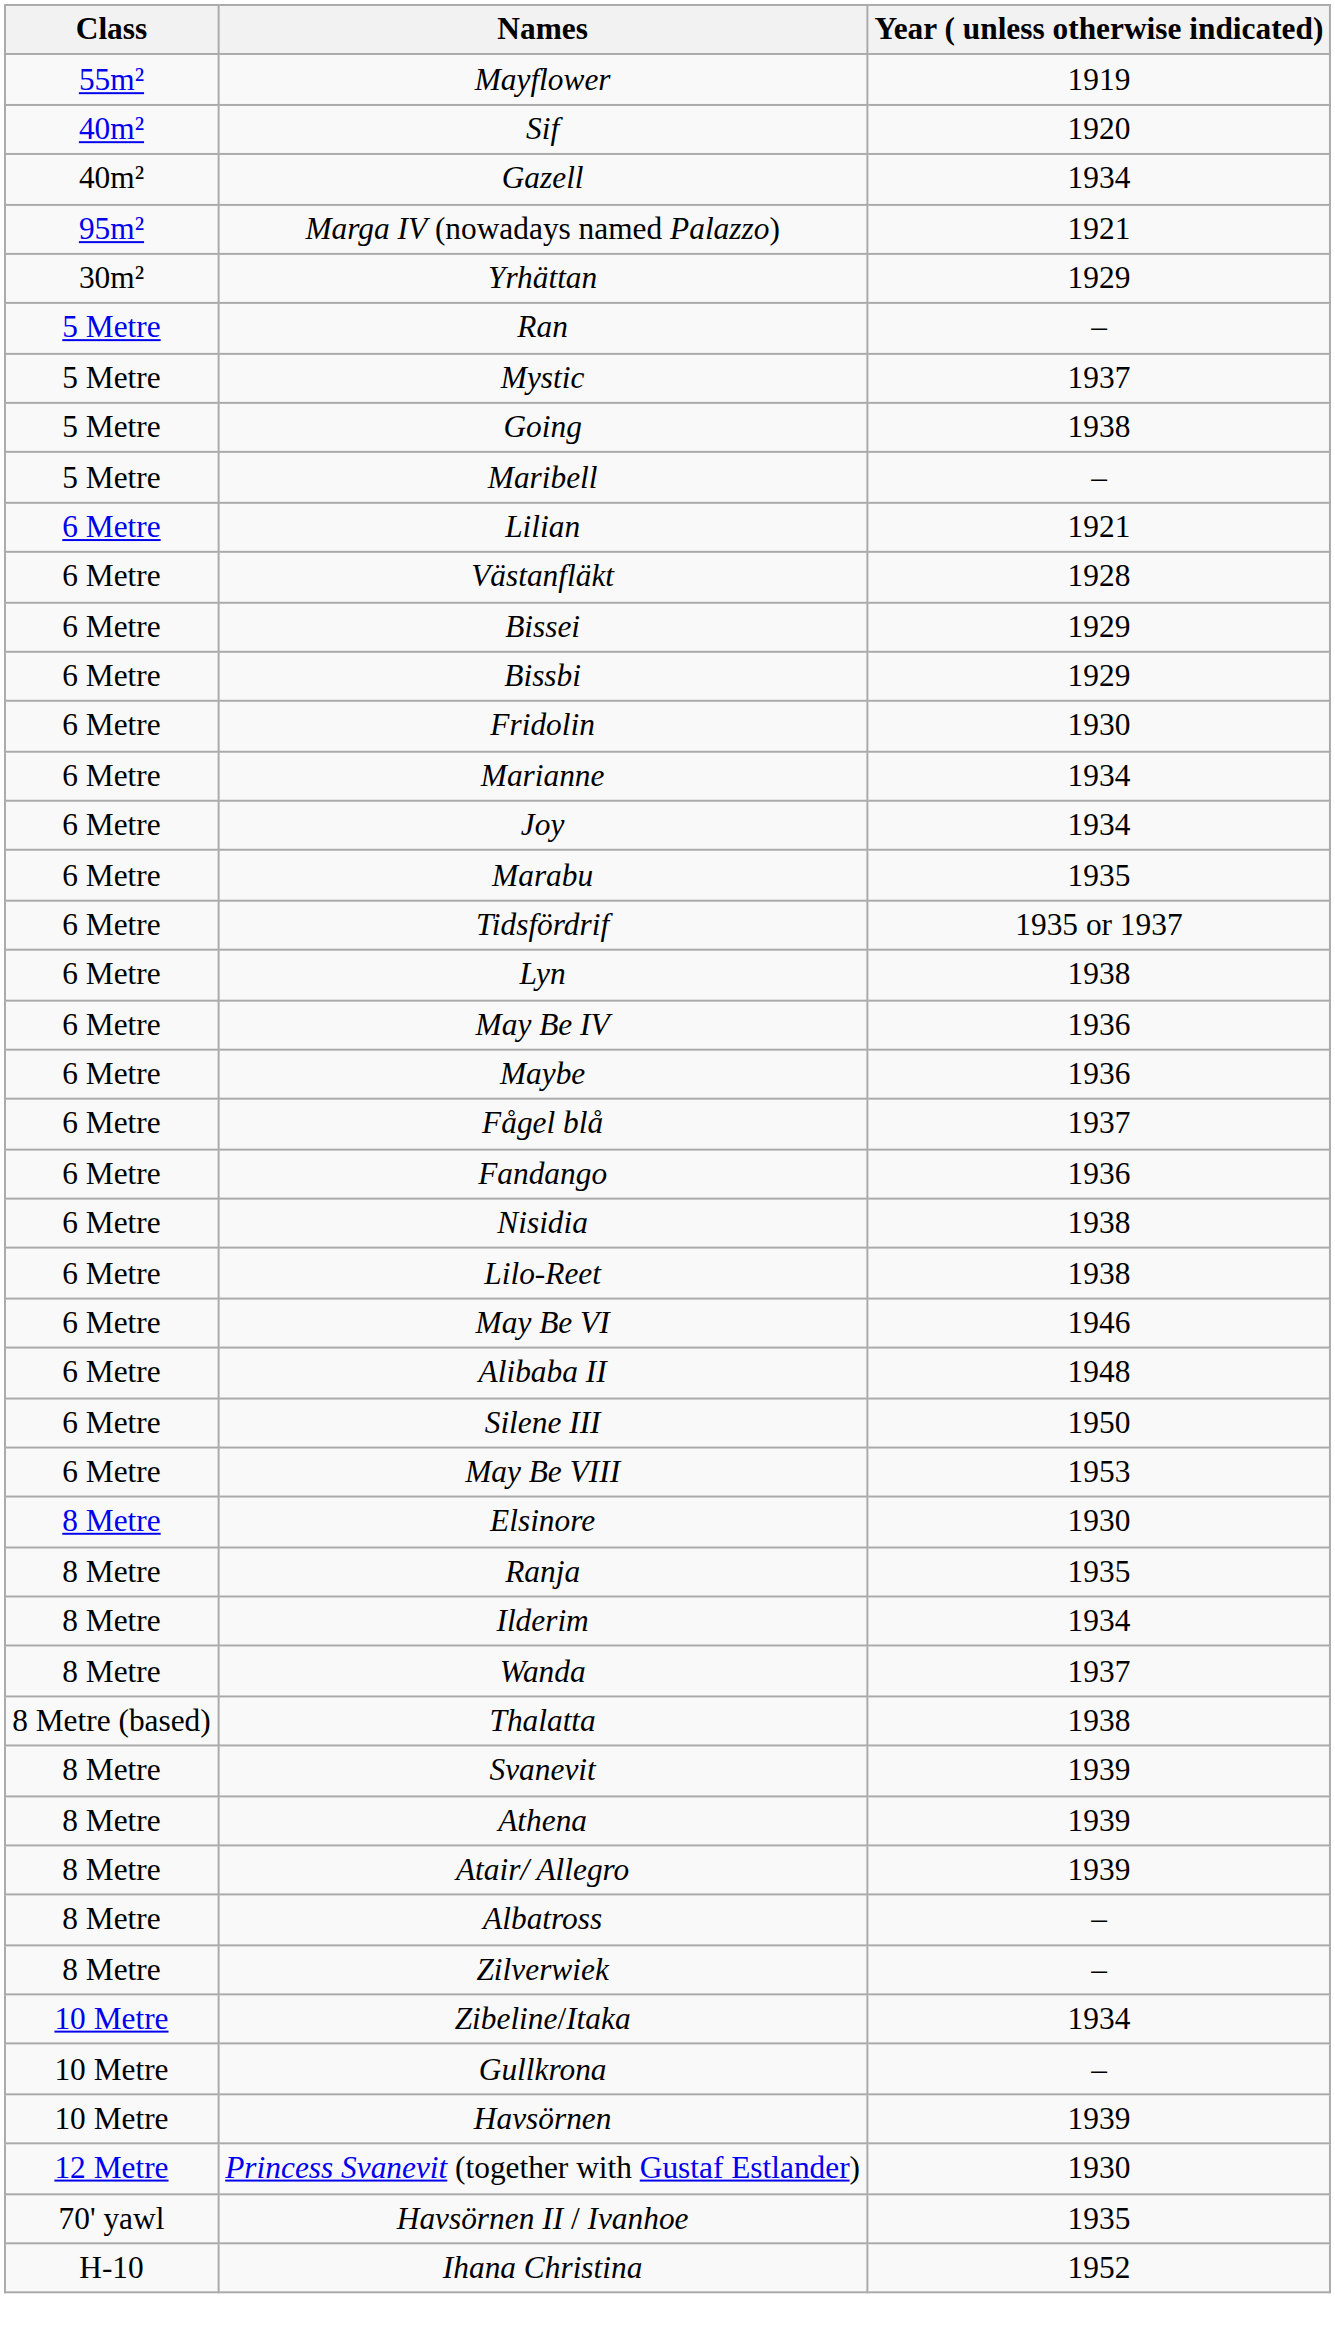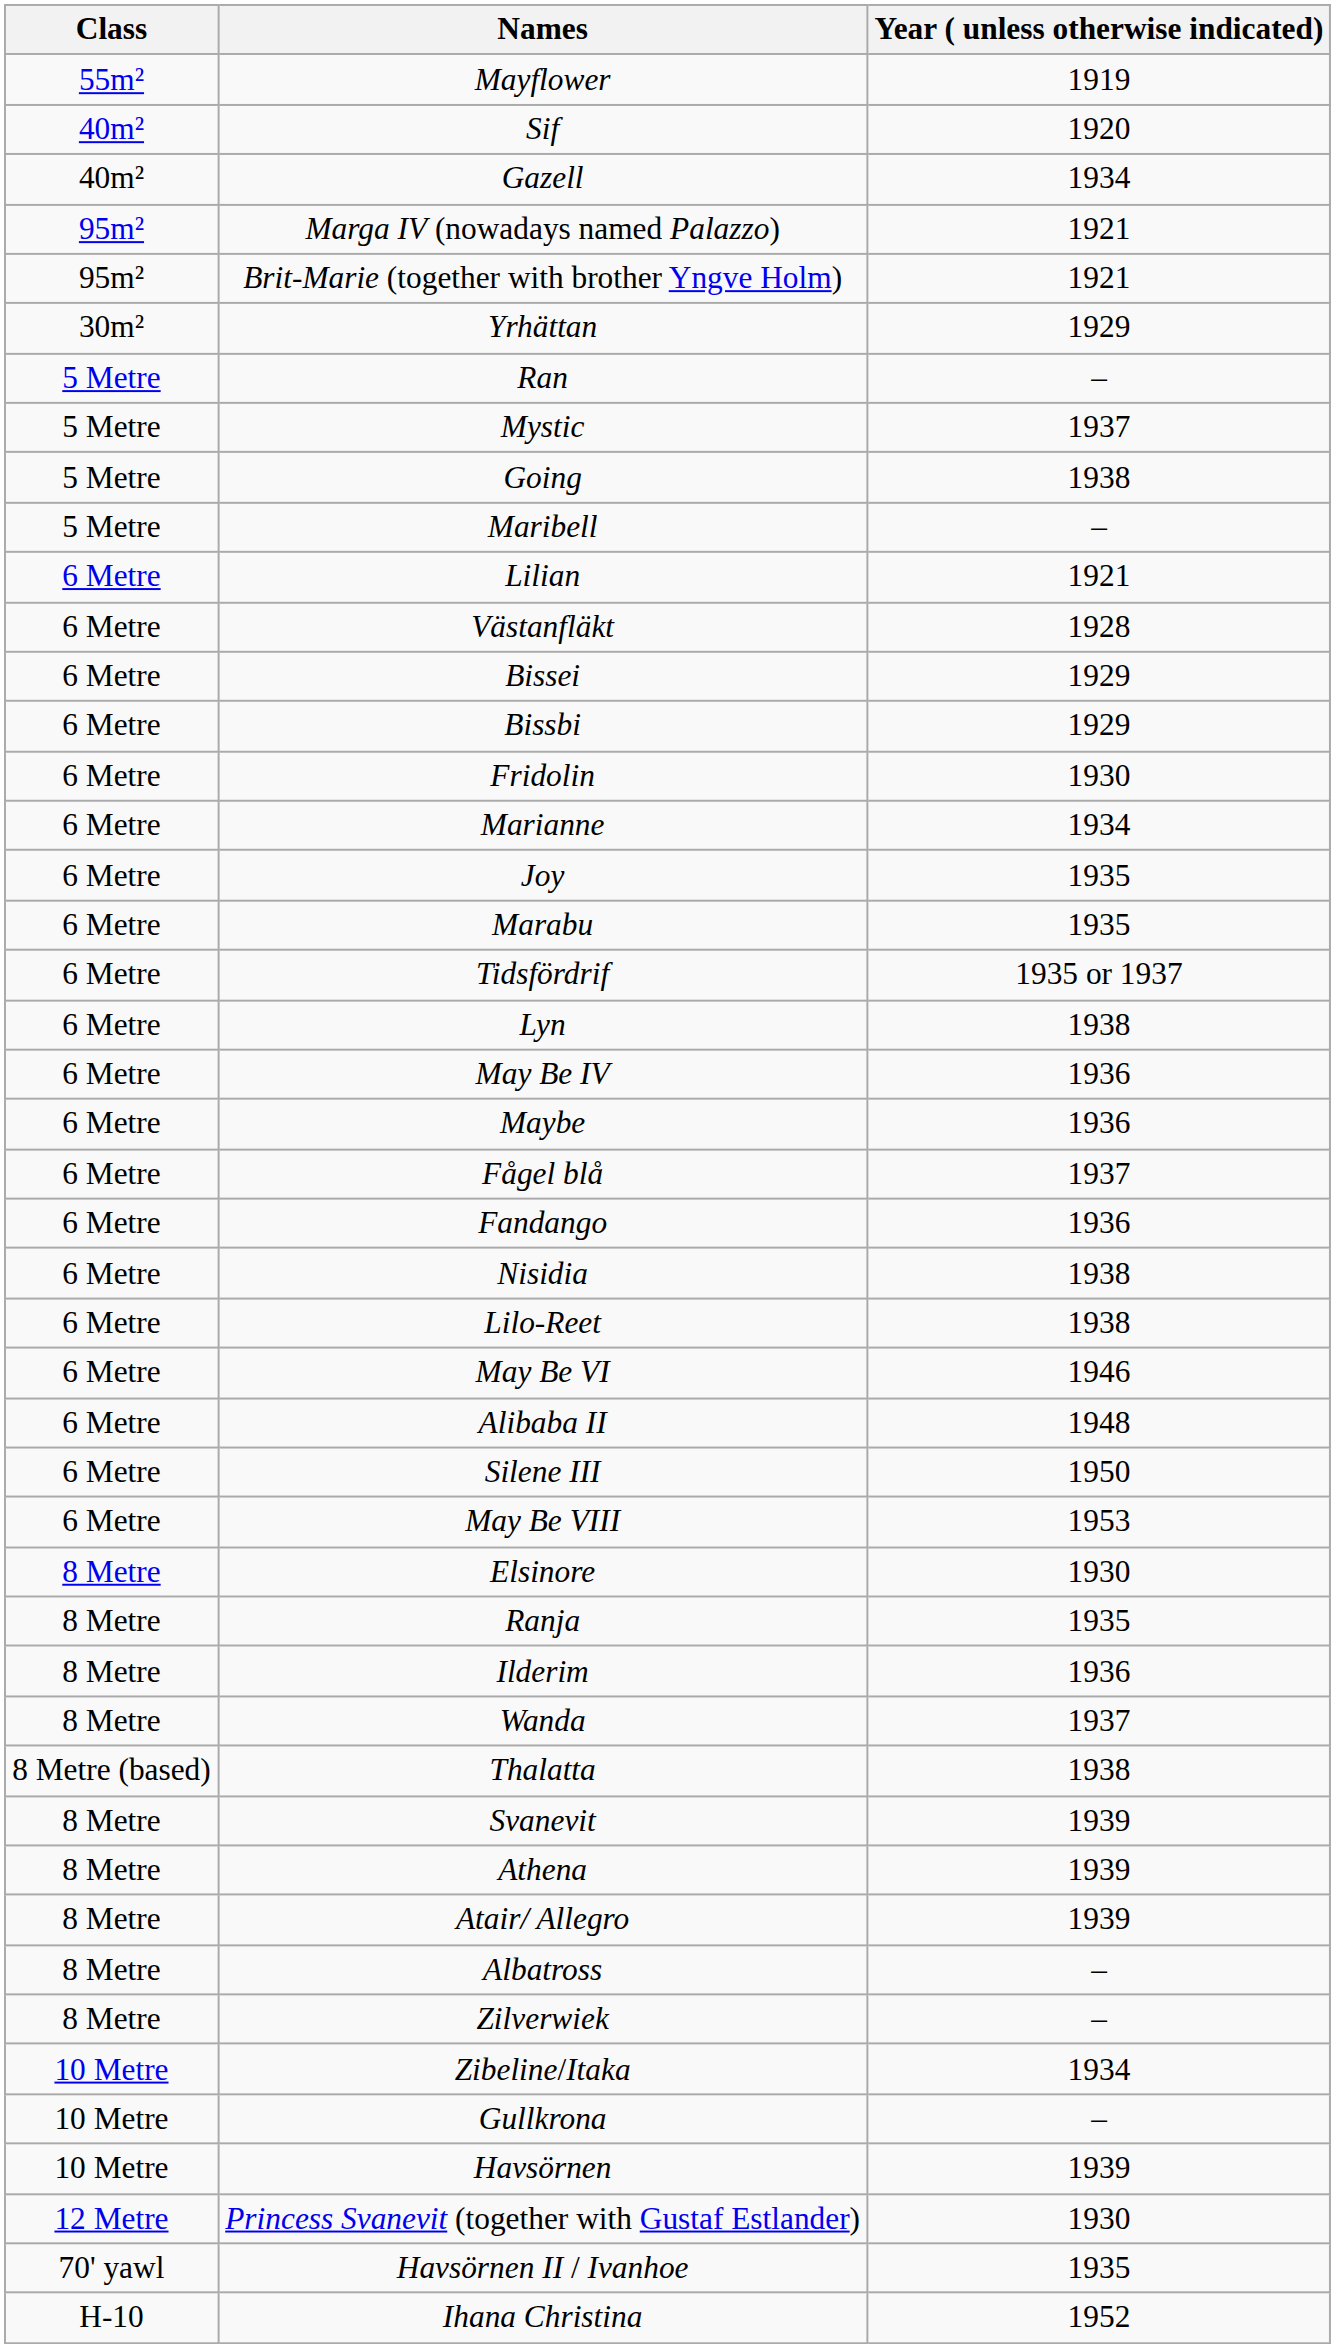+ row: (543, 278)
(1099, 825) 1934 -> (1099, 874) 1935
(1099, 1620) 1934 -> (1099, 1670) 1936
